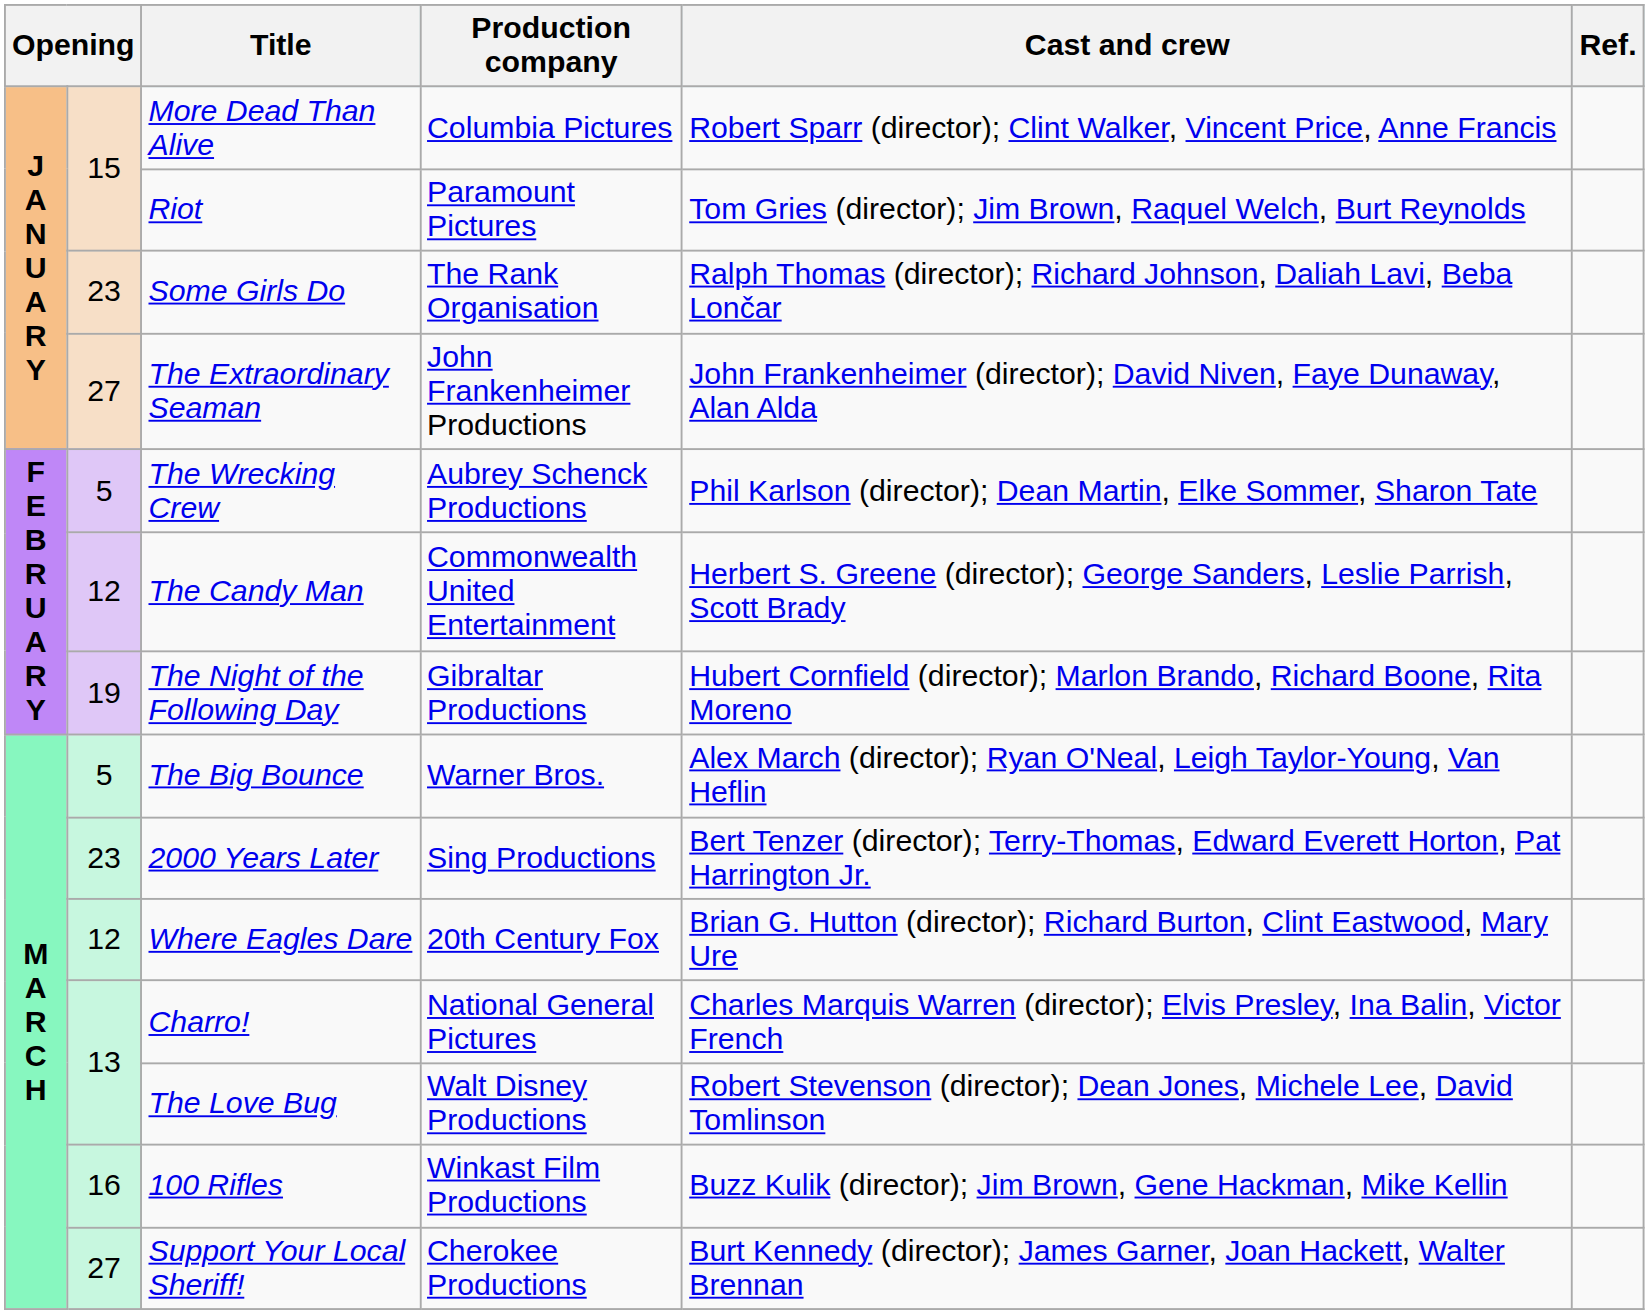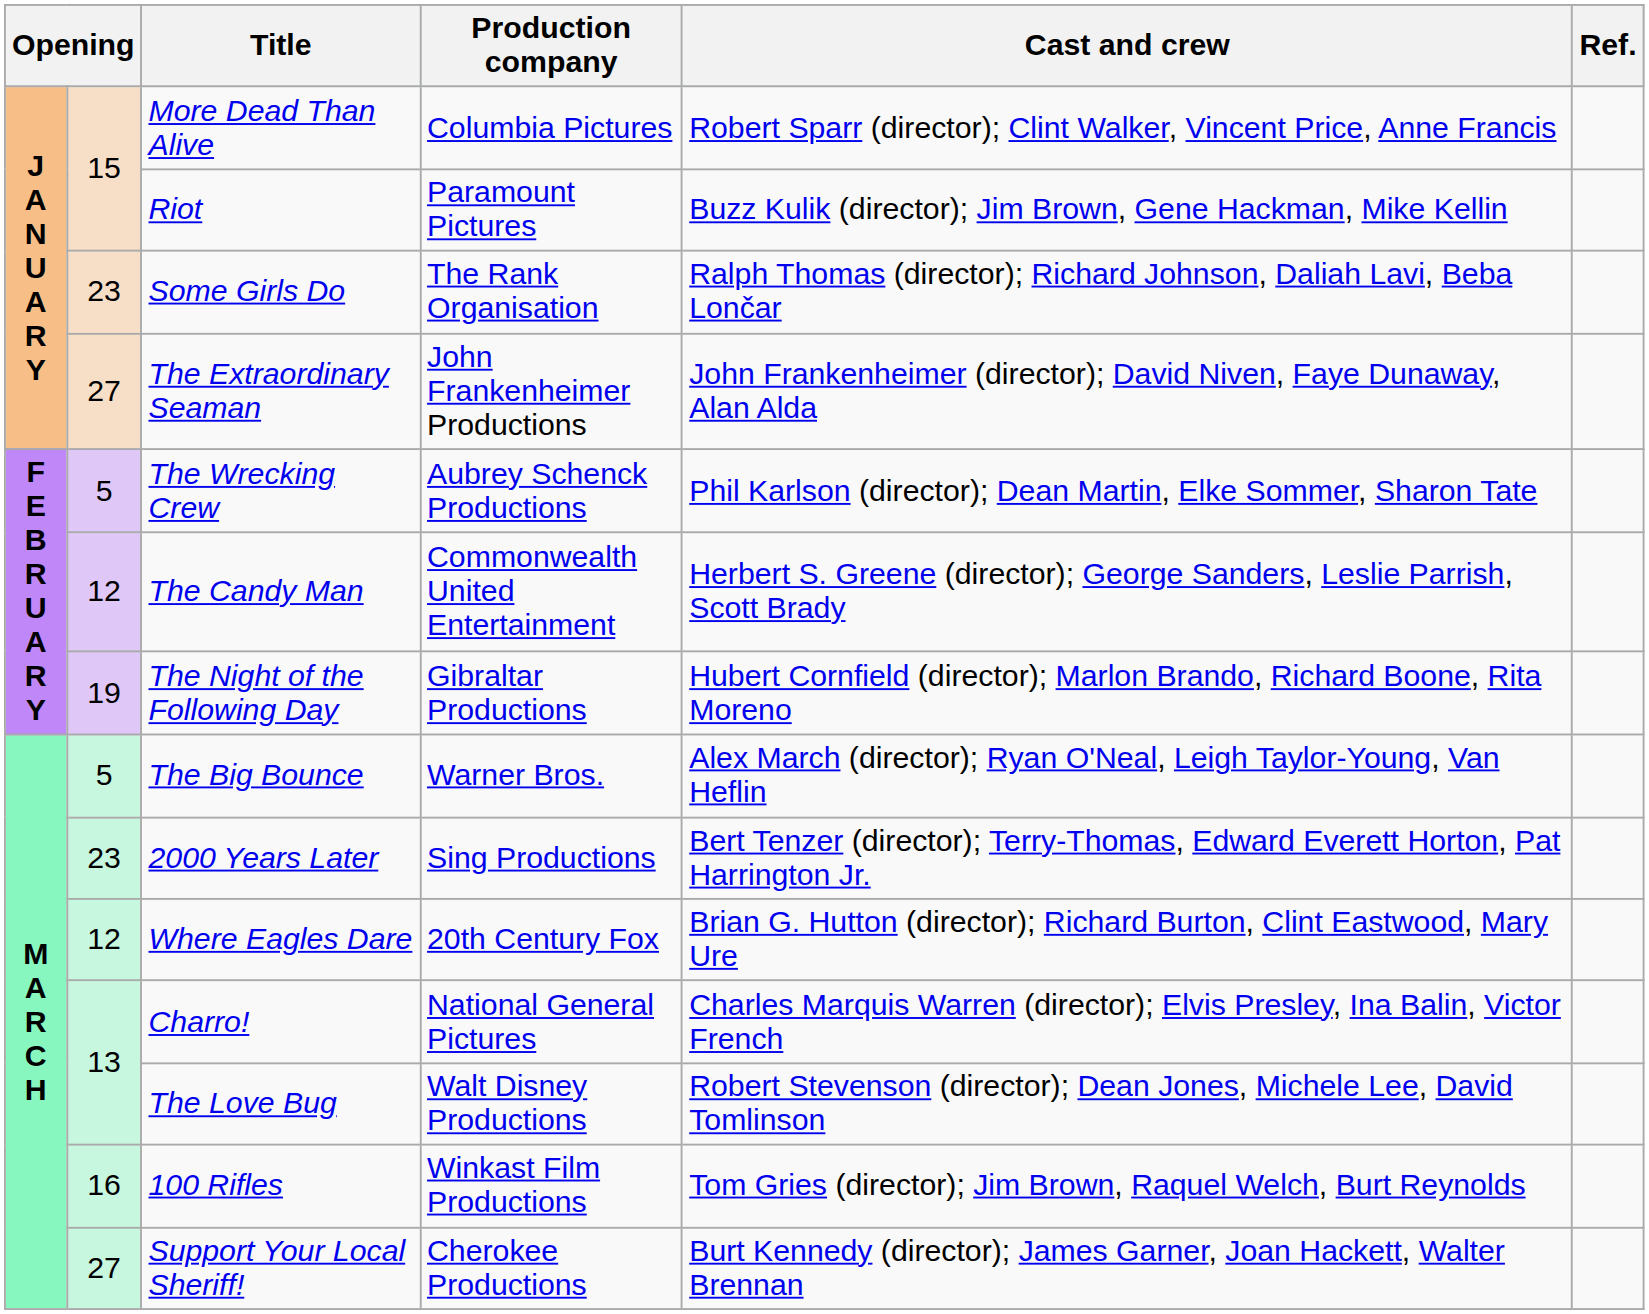(1107, 209) Tom Gries (director); Jim Brown, Raquel Welch, Burt Reynolds -> (1098, 209) Buzz Kulik (director); Jim Brown, Gene Hackman, Mike Kellin
(1098, 1185) Buzz Kulik (director); Jim Brown, Gene Hackman, Mike Kellin -> (1107, 1185) Tom Gries (director); Jim Brown, Raquel Welch, Burt Reynolds
